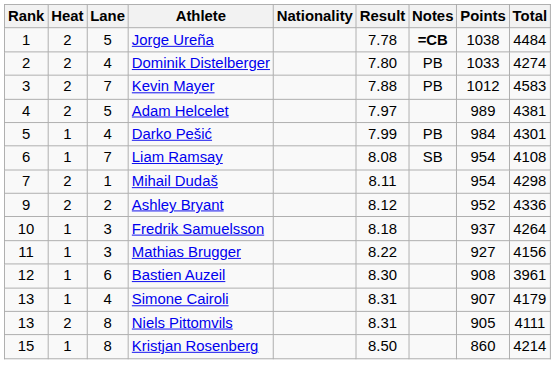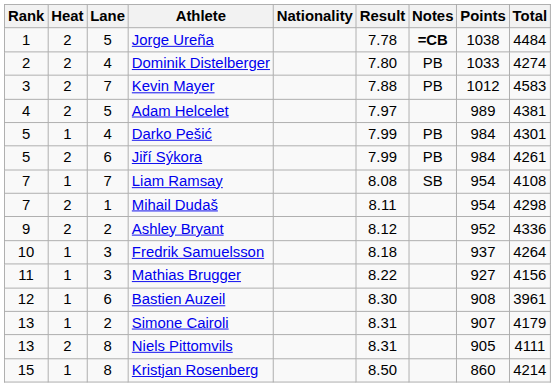+ row: (167, 157)
(26, 157) 6 -> (26, 181) 7
(108, 299) 4 -> (108, 323) 2
